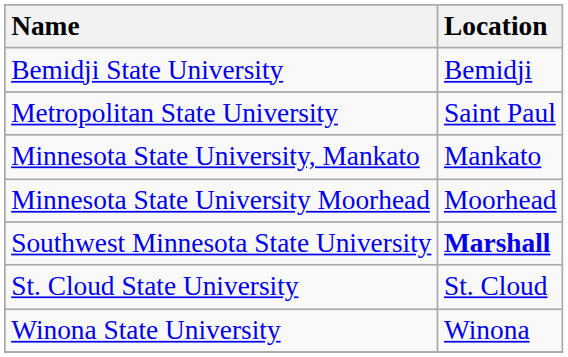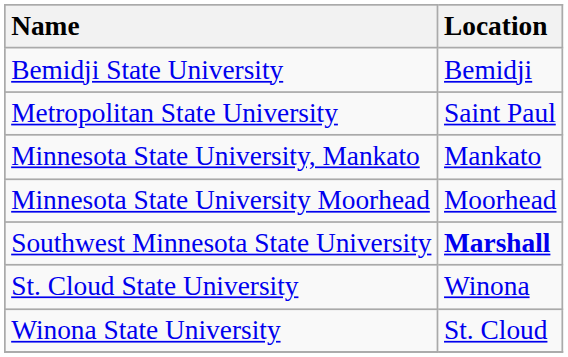(496, 286) St. Cloud -> (487, 286) Winona
(487, 329) Winona -> (496, 329) St. Cloud
